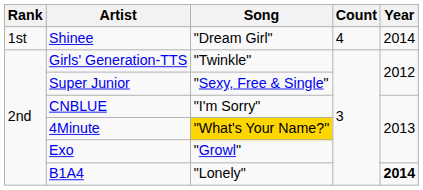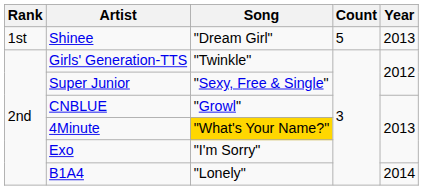(340, 38) 4 -> (340, 38) 5
(399, 38) 2014 -> (399, 38) 2013
(227, 106) "I'm Sorry" -> (217, 106) "Growl"
(217, 151) "Growl" -> (227, 151) "I'm Sorry"
(399, 173) bold -> (399, 173) normal
